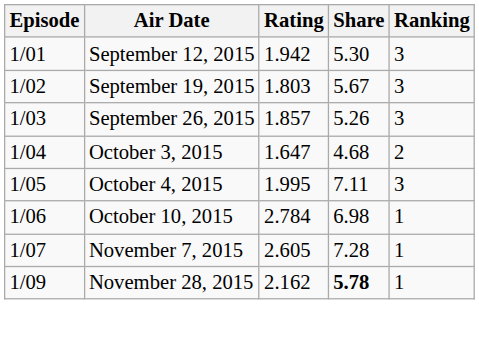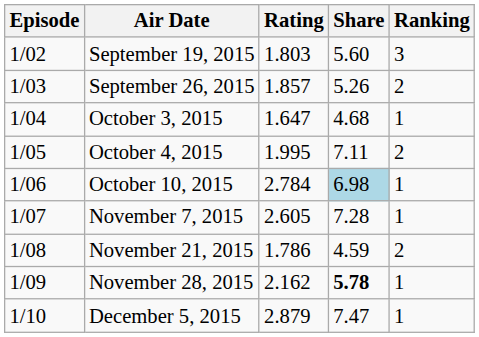- row: (172, 53)
(351, 86) 5.67 -> (351, 53) 5.60
(399, 119) 3 -> (399, 86) 2
(399, 151) 2 -> (399, 119) 1
(399, 184) 3 -> (399, 151) 2
(351, 217) no background -> (351, 184) lightblue background
+ row: (171, 250)
+ row: (165, 315)
